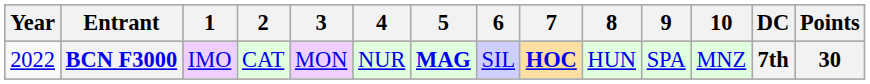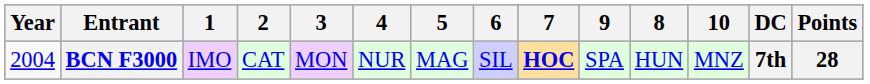columns swapped: (612, 22) <-> (666, 22)
(33, 59) 2022 -> (33, 59) 2004
(443, 59) bold -> (442, 59) normal
(830, 59) 30 -> (827, 59) 28
